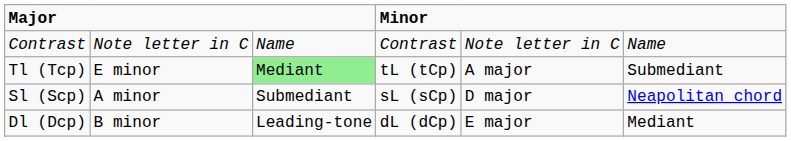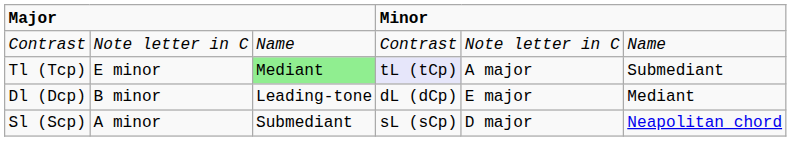(418, 70) no background -> (418, 70) lavender background
rows swapped: (47, 97) <-> (47, 123)
